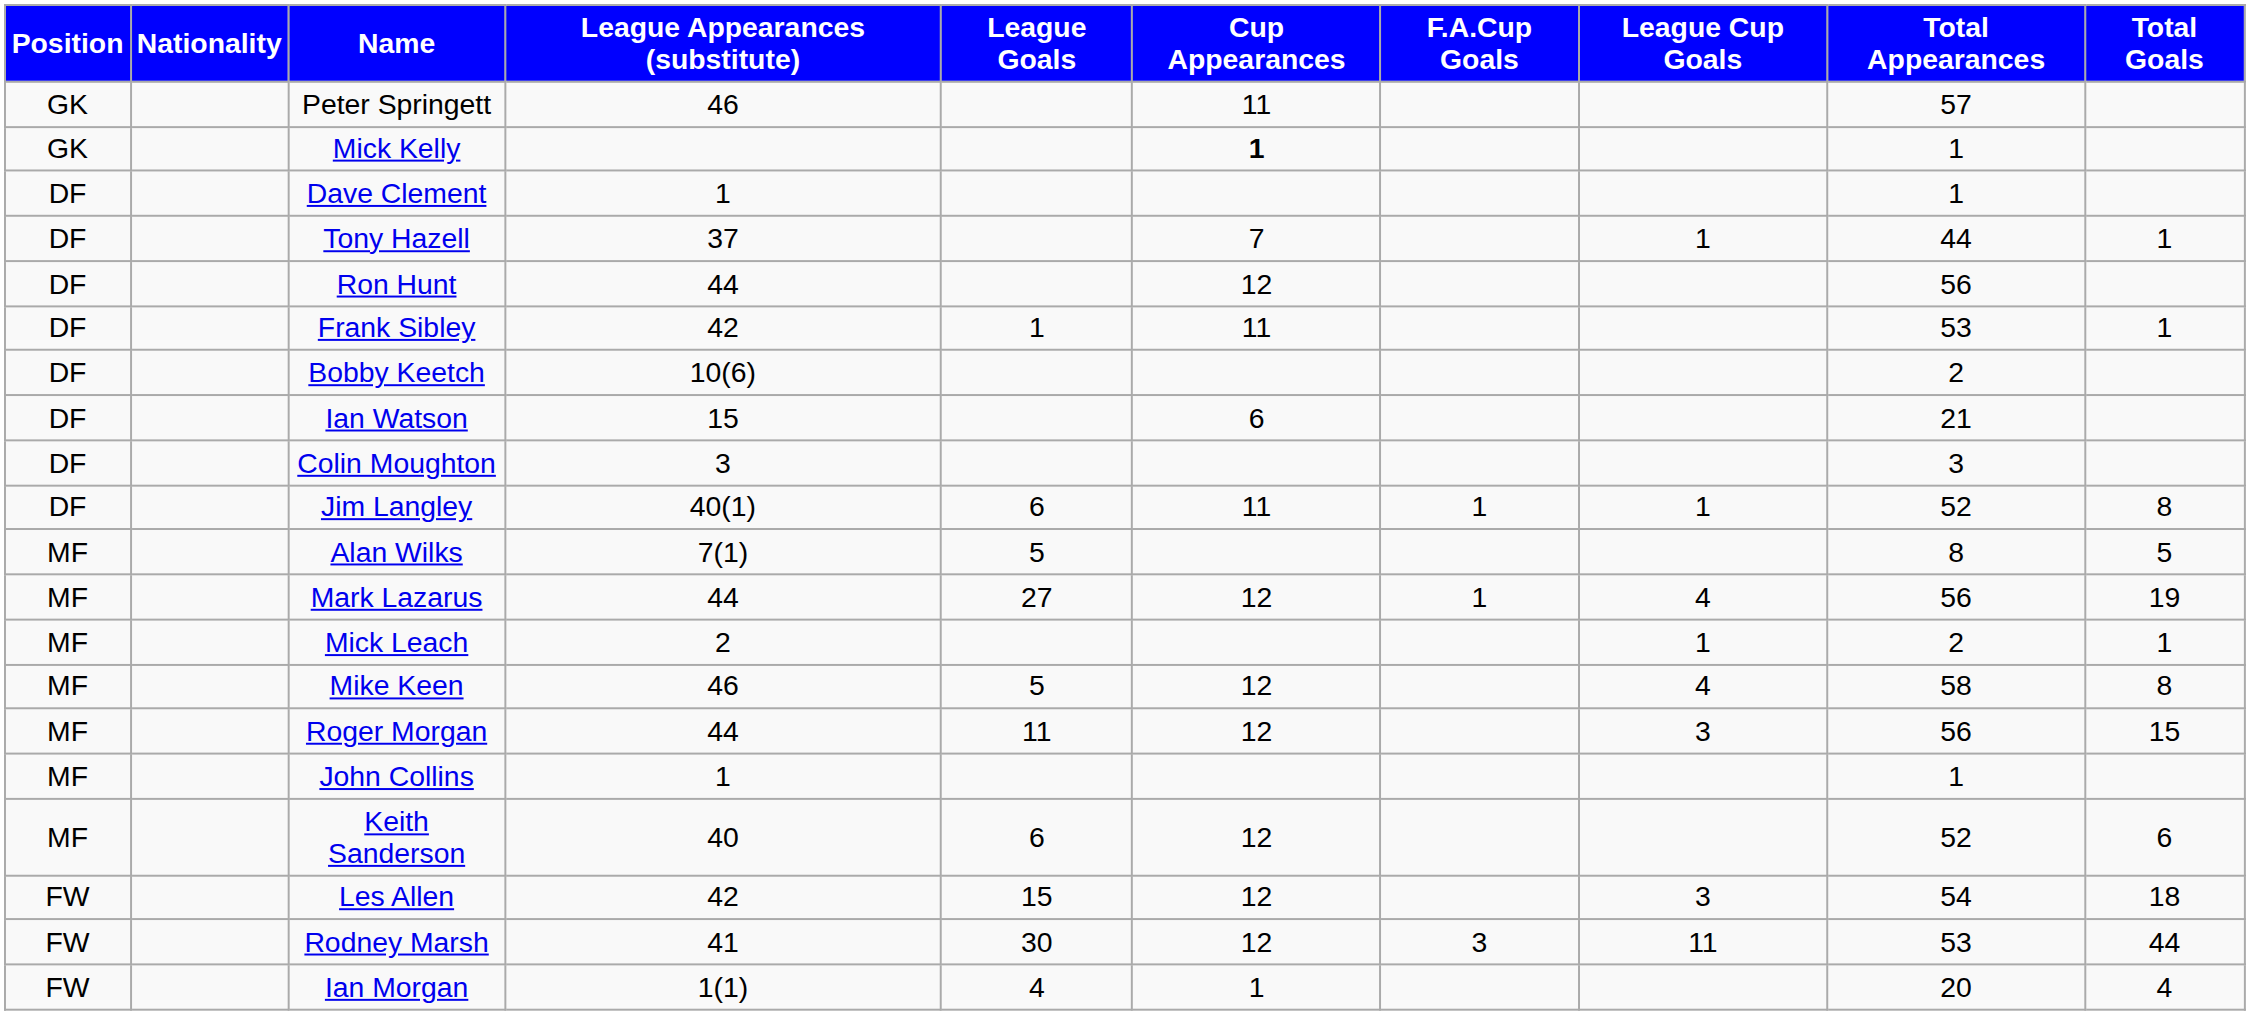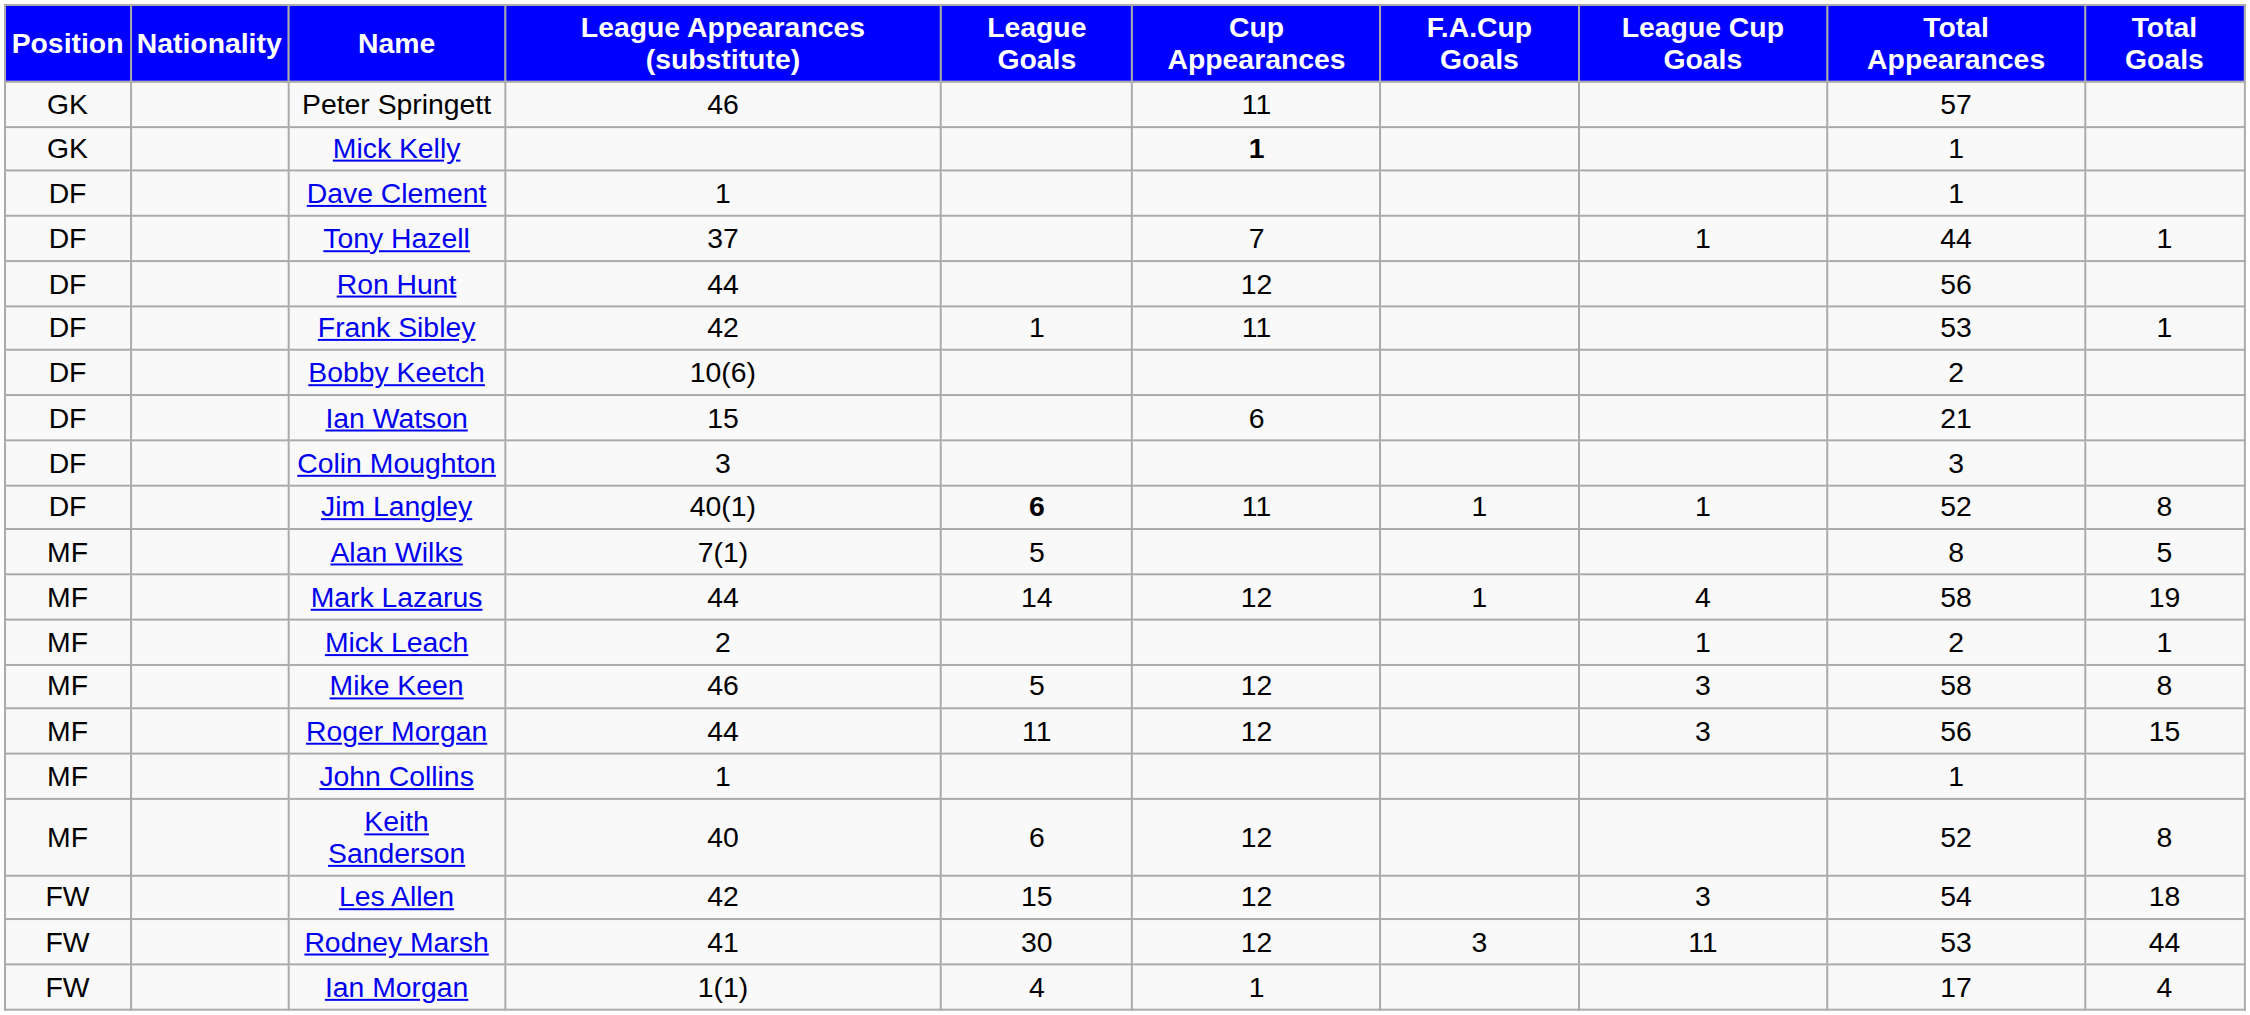(1037, 507) normal -> (1037, 507) bold
(1037, 597) 27 -> (1037, 597) 14
(1956, 597) 56 -> (1956, 597) 58
(1703, 687) 4 -> (1703, 687) 3
(2164, 837) 6 -> (2164, 837) 8
(1956, 987) 20 -> (1956, 987) 17
